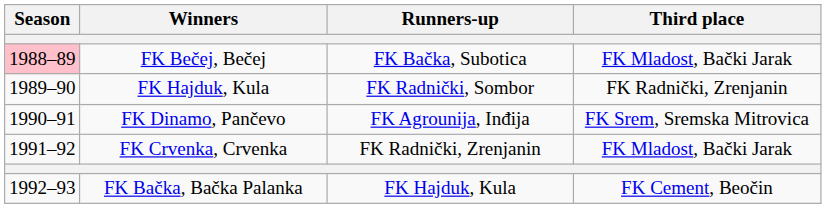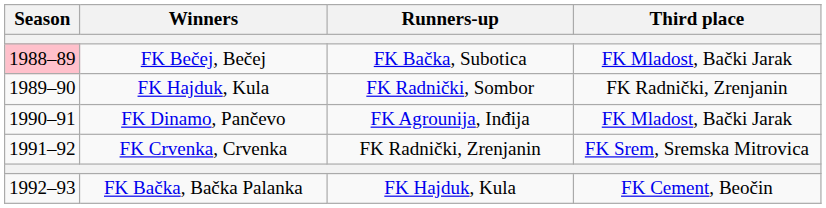(697, 118) FK Srem, Sremska Mitrovica -> (697, 118) FK Mladost, Bački Jarak
(697, 149) FK Mladost, Bački Jarak -> (697, 149) FK Srem, Sremska Mitrovica
